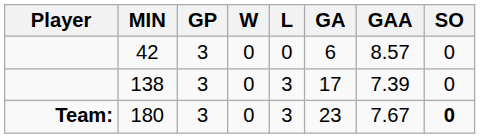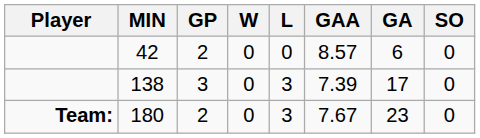columns swapped: (330, 20) <-> (390, 20)
(203, 52) 3 -> (203, 52) 2
(203, 116) 3 -> (203, 116) 2
(449, 116) bold -> (449, 116) normal
